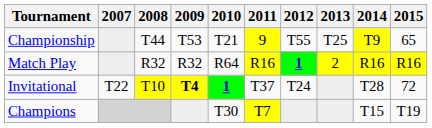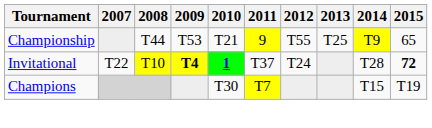- row: (42, 63)
(409, 87) normal -> (409, 63) bold
